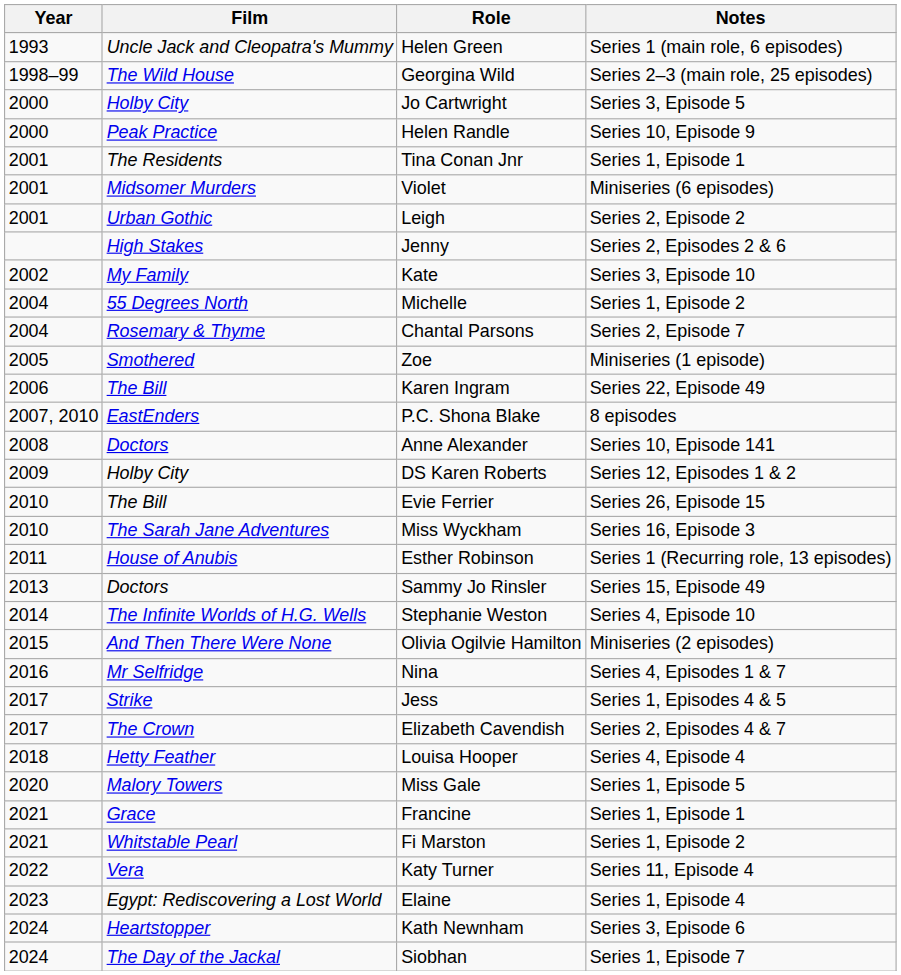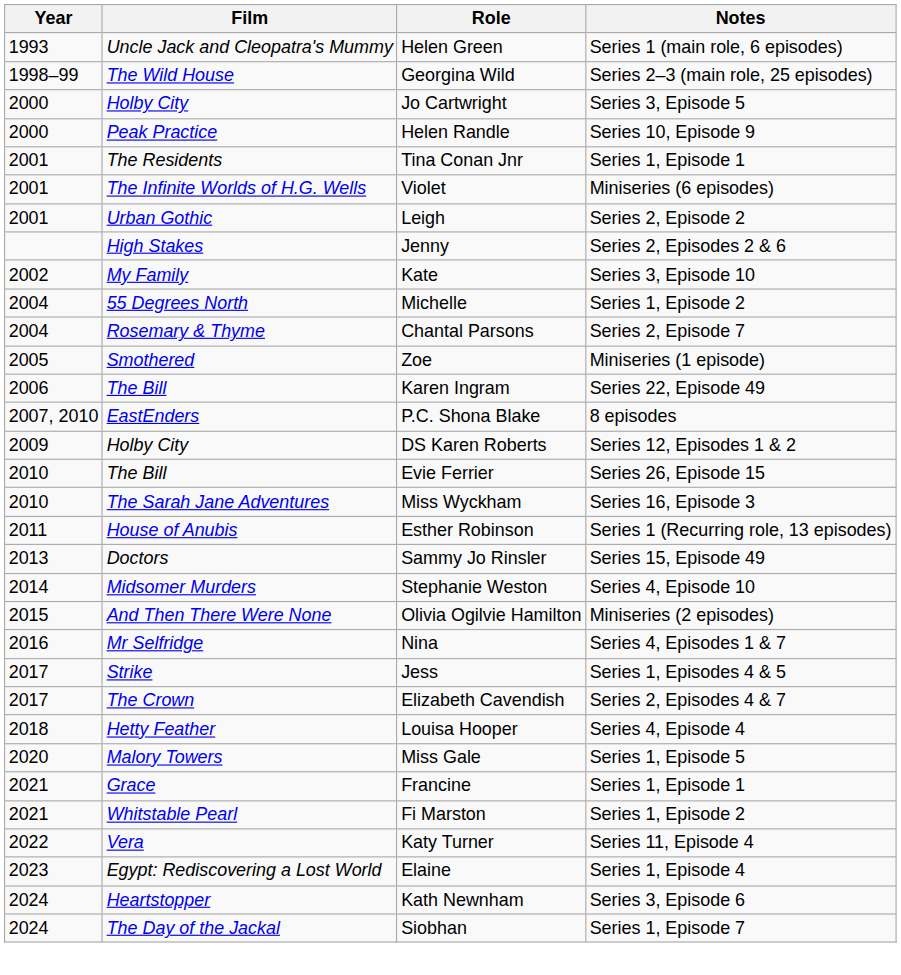(181, 189) Midsomer Murders -> (236, 189) The Infinite Worlds of H.G. Wells
- row: (464, 445)
(236, 615) The Infinite Worlds of H.G. Wells -> (181, 587) Midsomer Murders
